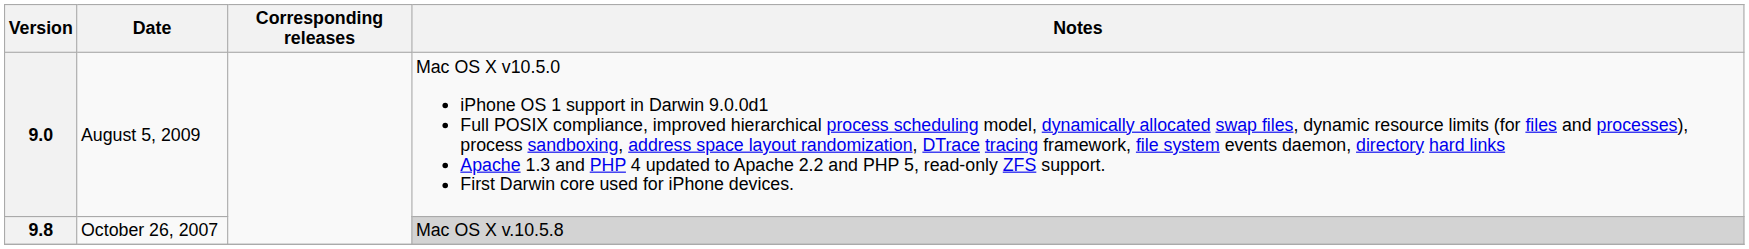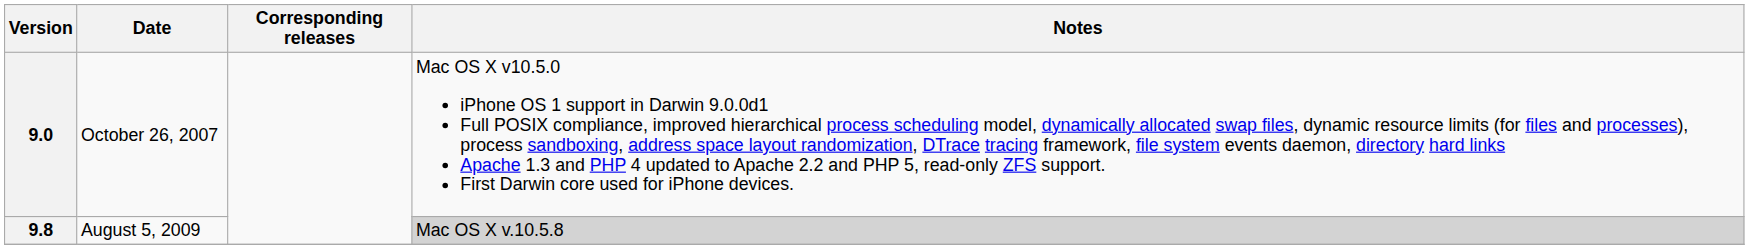(141, 134) August 5, 2009 -> (150, 134) October 26, 2007
(150, 230) October 26, 2007 -> (141, 230) August 5, 2009
